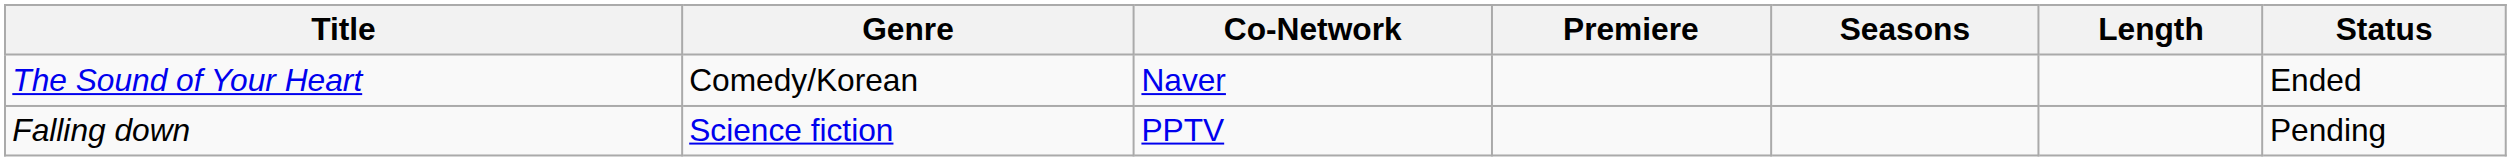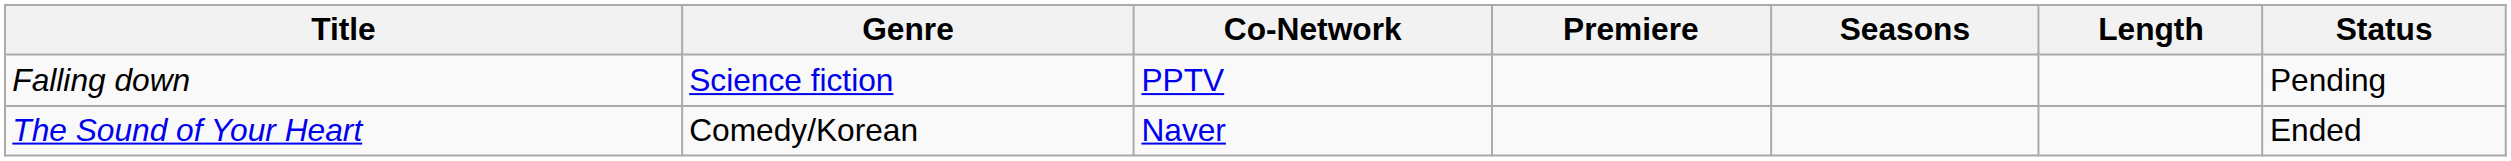rows swapped: (101, 130) <-> (187, 79)
